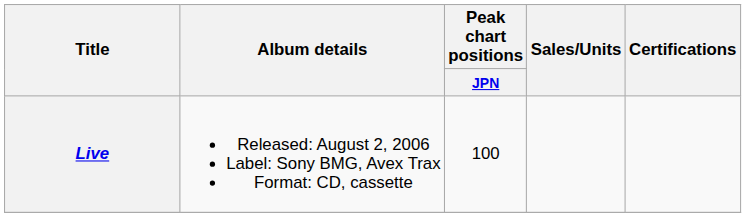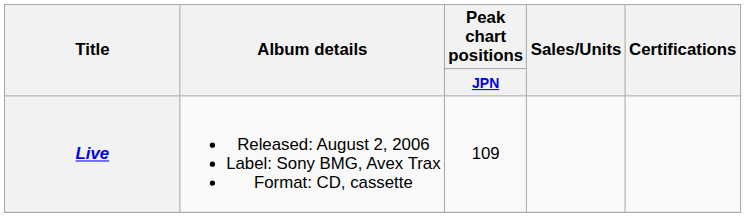(486, 154) 100 -> (486, 154) 109
